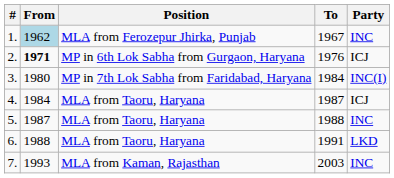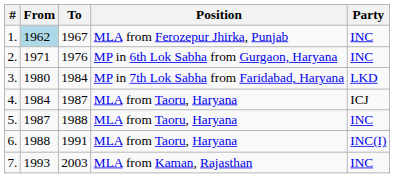columns swapped: (331, 15) <-> (186, 15)
(37, 57) bold -> (37, 57) normal
(360, 57) ICJ -> (362, 57) INC
(368, 78) INC(I) -> (364, 78) LKD
(364, 141) LKD -> (368, 141) INC(I)
